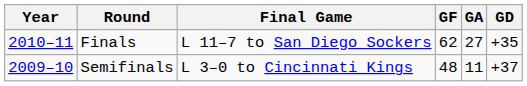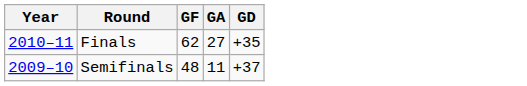- column: (306, 17)
